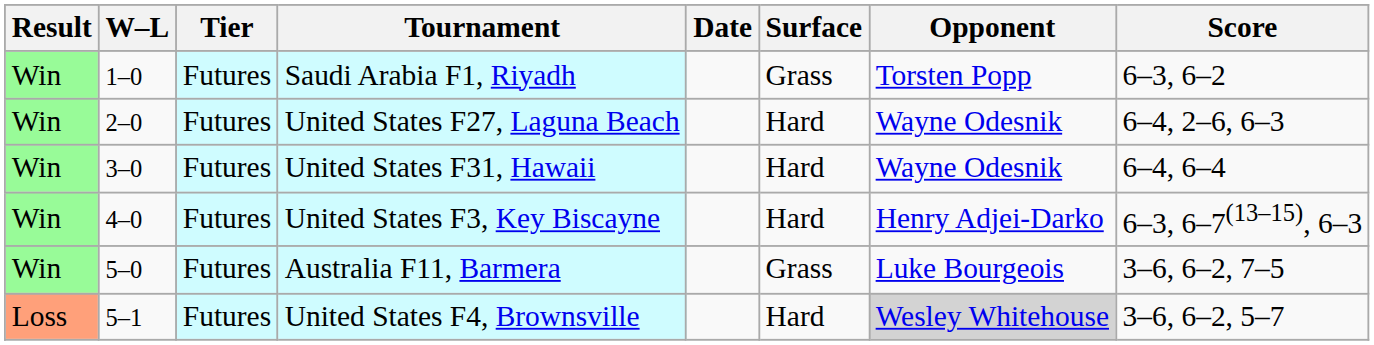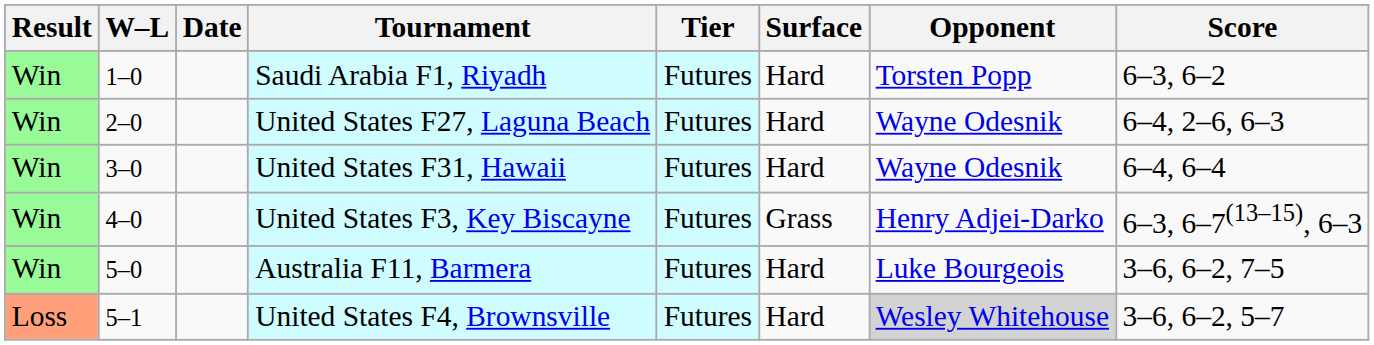columns swapped: (723, 27) <-> (227, 27)
(799, 74) Grass -> (795, 74) Hard
(795, 218) Hard -> (799, 218) Grass
(799, 269) Grass -> (795, 269) Hard
